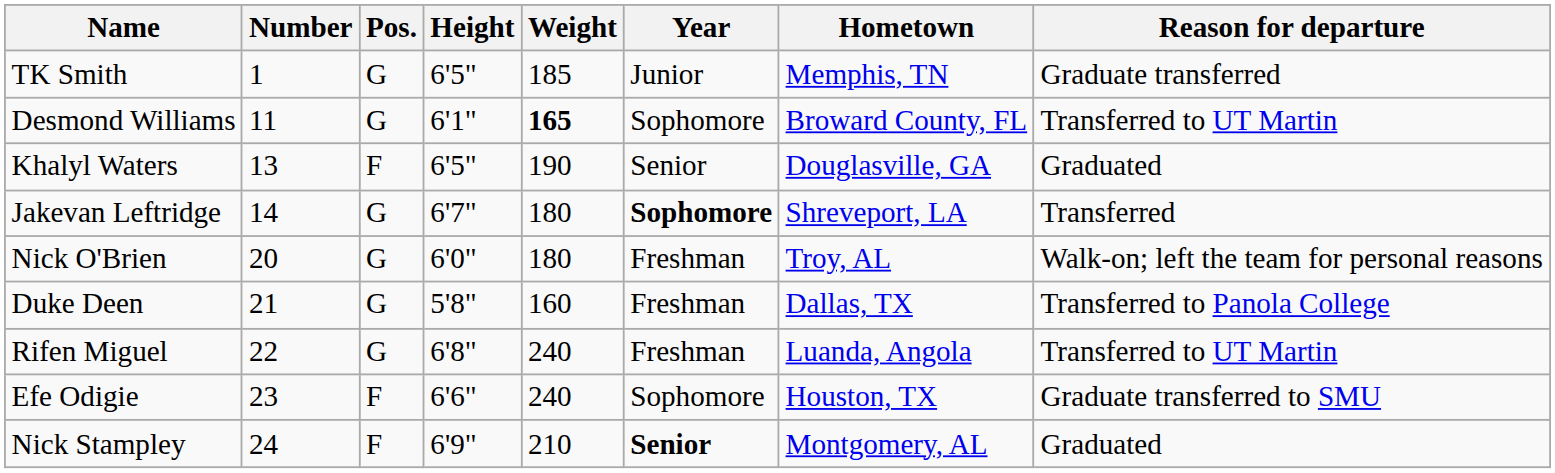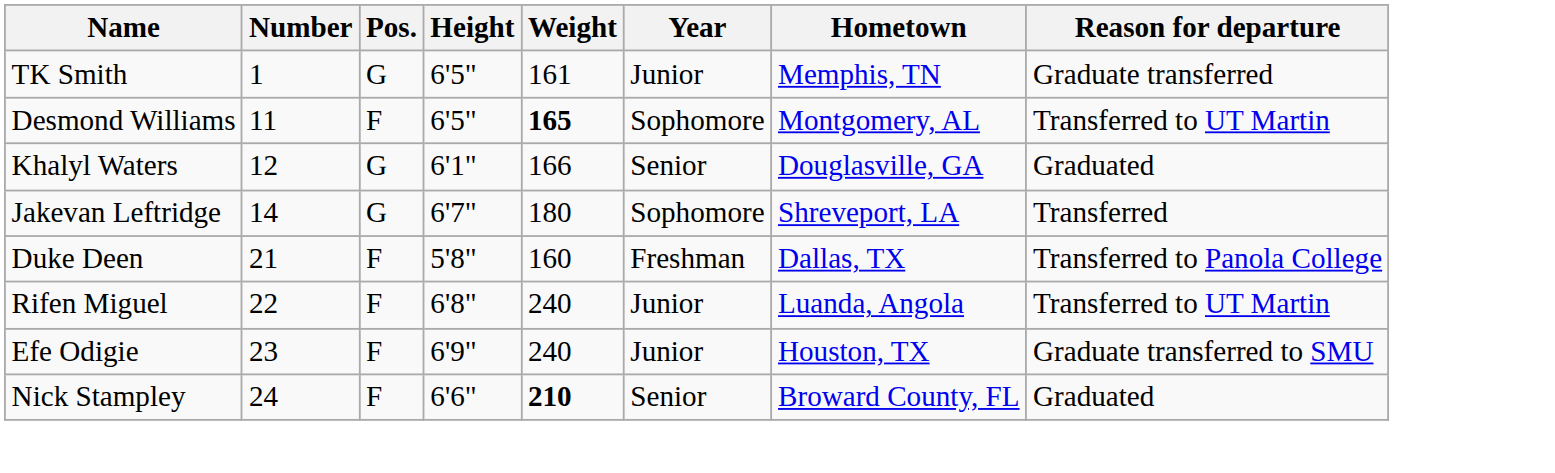(550, 73) 185 -> (550, 73) 161
(377, 119) G -> (374, 119) F
(453, 119) 6'1" -> (453, 119) 6'5"
(906, 119) Broward County, FL -> (879, 119) Montgomery, AL
(264, 166) 13 -> (264, 166) 12
(374, 166) F -> (377, 166) G
(453, 166) 6'5" -> (453, 166) 6'1"
(550, 166) 190 -> (550, 166) 166
(701, 212) bold -> (697, 212) normal
- row: (89, 258)
(377, 304) G -> (374, 258) F
(377, 350) G -> (374, 304) F
(688, 350) Freshman -> (667, 304) Junior
(453, 397) 6'6" -> (453, 350) 6'9"
(697, 397) Sophomore -> (667, 350) Junior
(453, 443) 6'9" -> (453, 397) 6'6"
(550, 443) normal -> (550, 397) bold
(671, 443) bold -> (668, 397) normal
(887, 443) Montgomery, AL -> (899, 397) Broward County, FL
